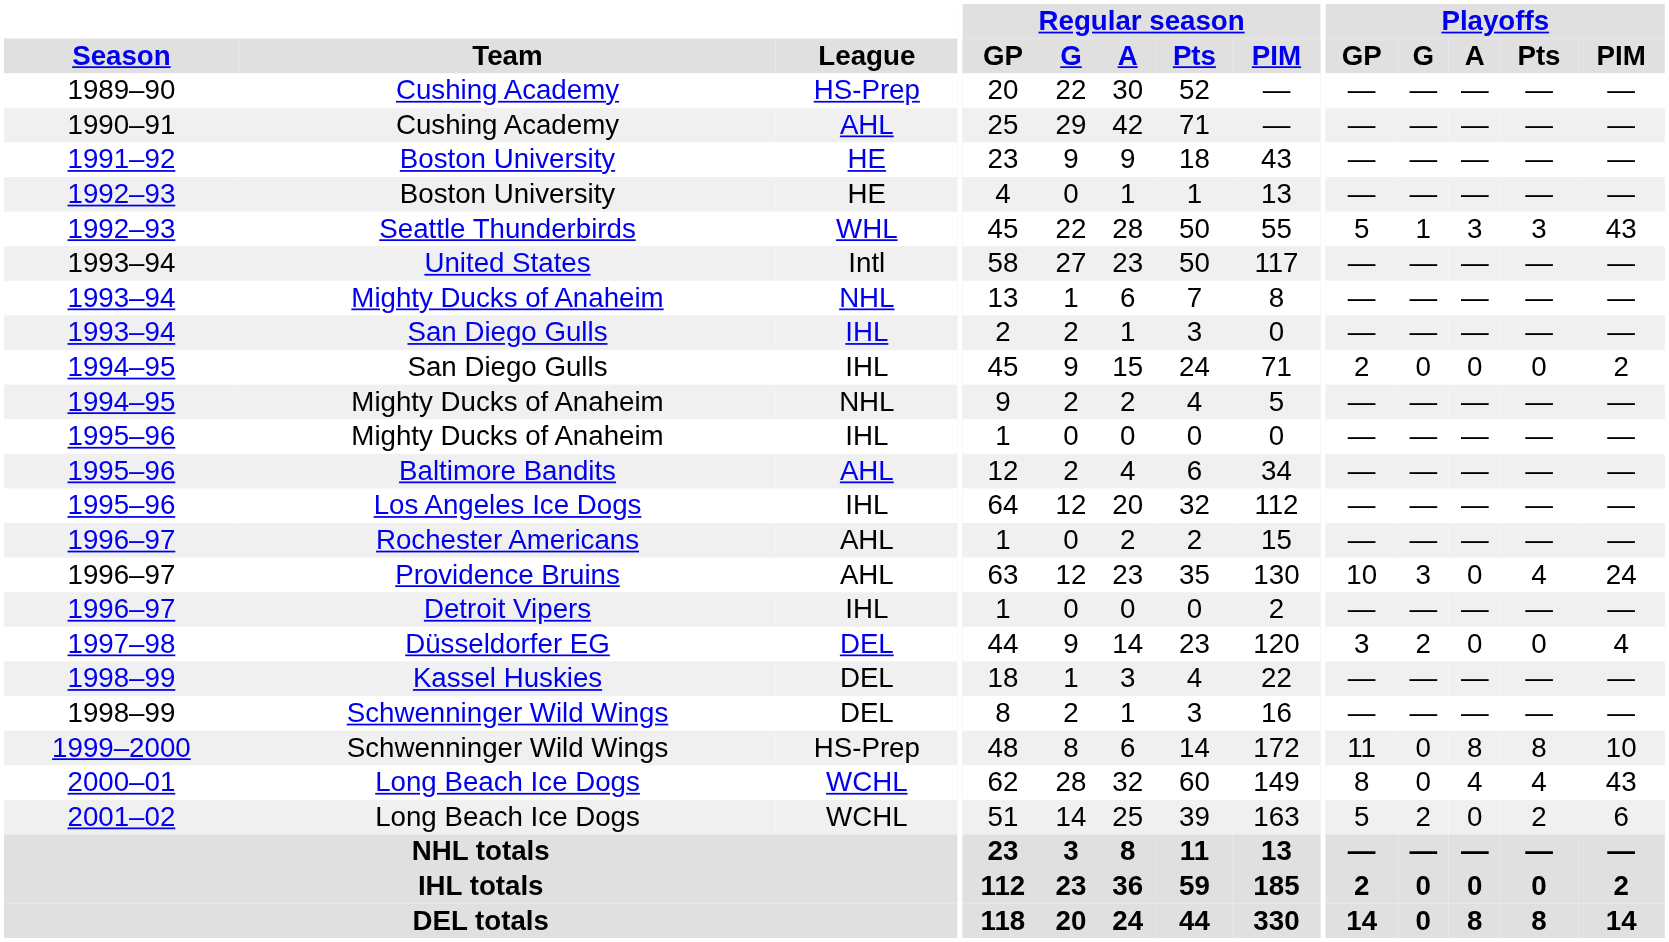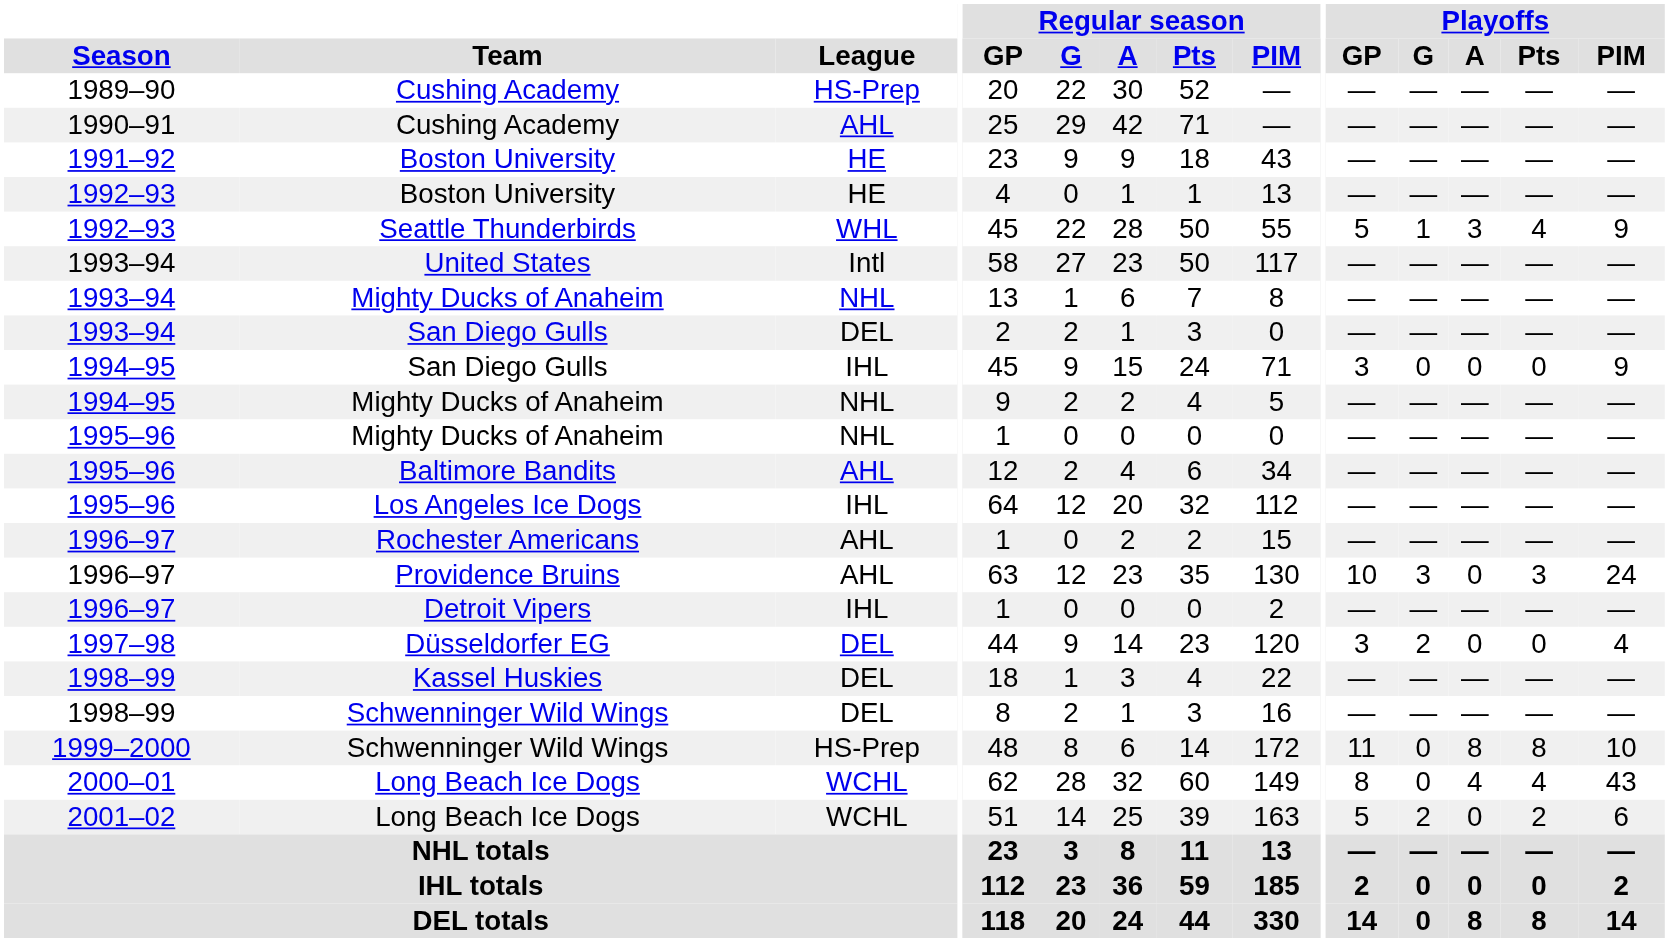(1539, 228) 3 -> (1539, 228) 4
(1621, 228) 43 -> (1621, 228) 9
(867, 332) IHL -> (867, 332) DEL
(1362, 366) 2 -> (1362, 366) 3
(1621, 366) 2 -> (1621, 366) 9
(867, 436) IHL -> (867, 436) NHL
(1539, 574) 4 -> (1539, 574) 3
